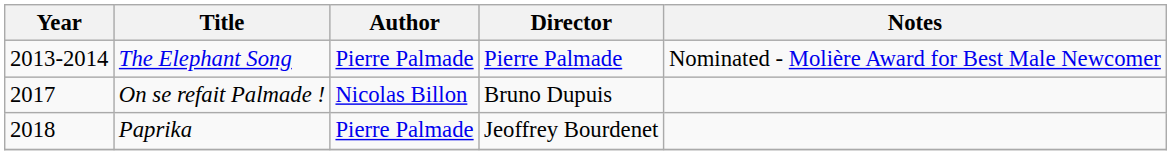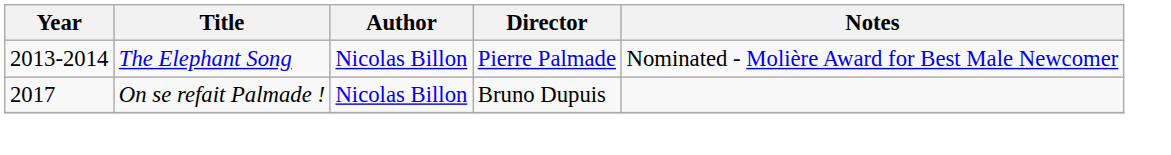(405, 58) Pierre Palmade -> (401, 58) Nicolas Billon
- row: (155, 130)
